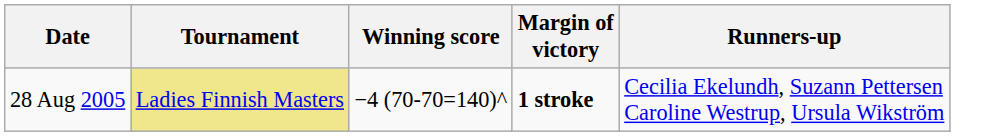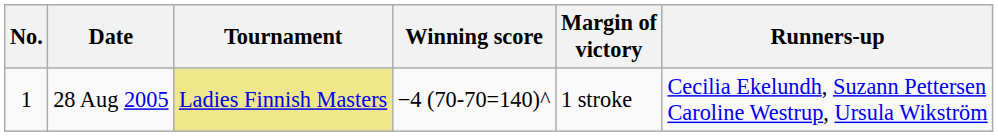+ column: (26, 36)
(556, 99) bold -> (597, 99) normal
